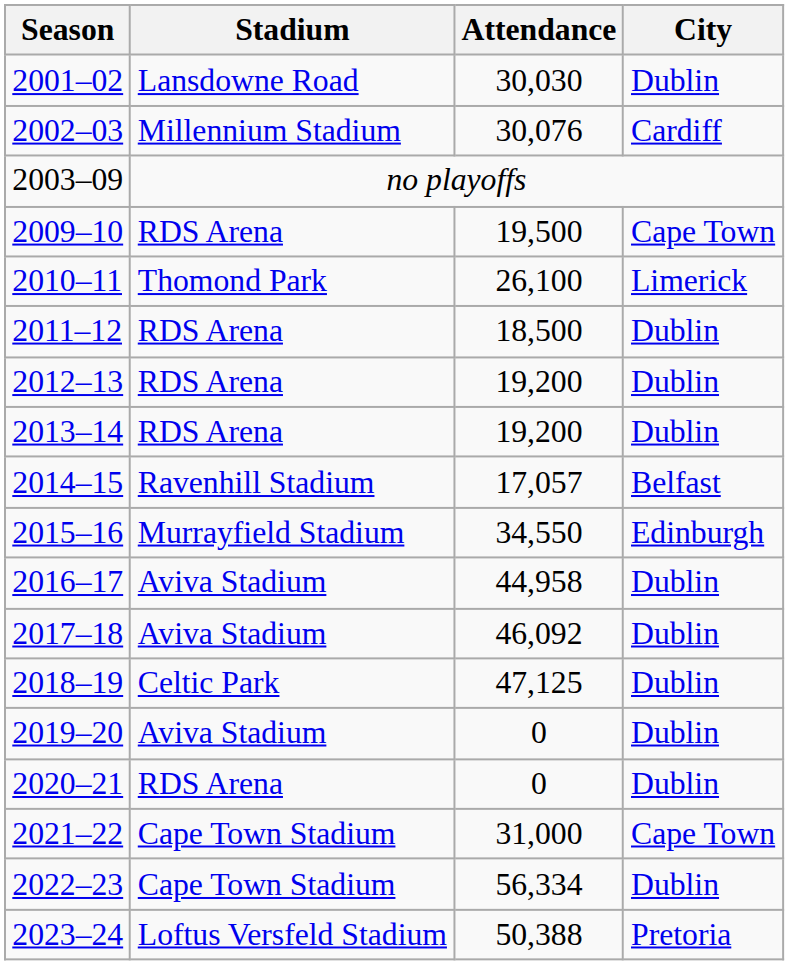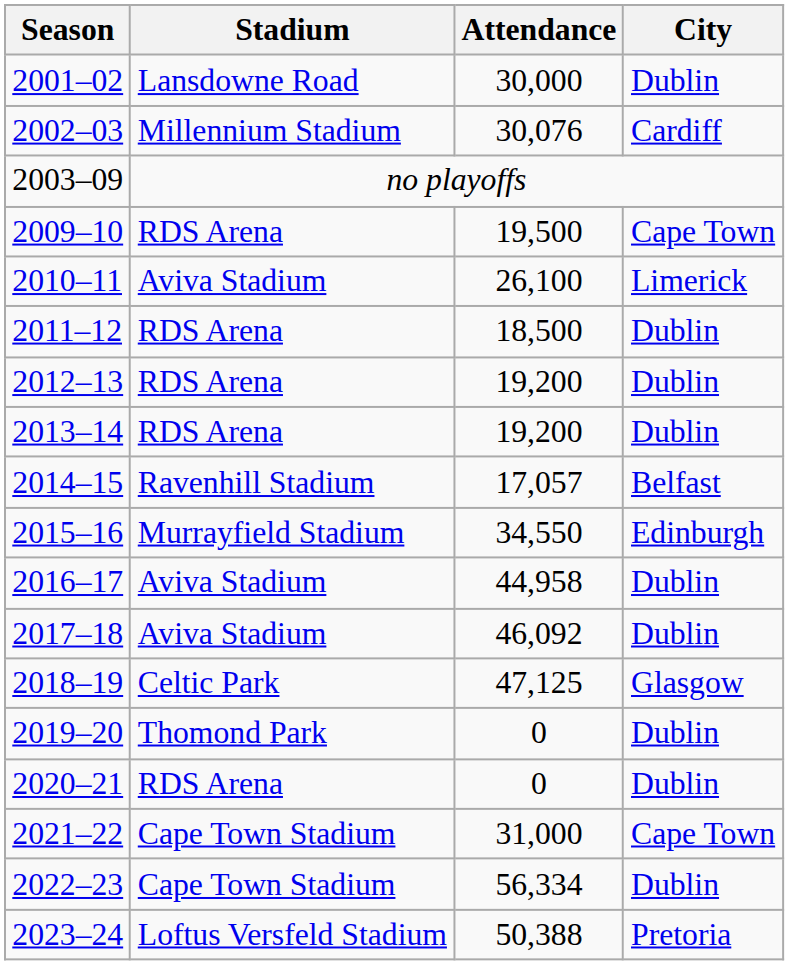(539, 79) 30,030 -> (539, 79) 30,000
(232, 280) Thomond Park -> (232, 280) Aviva Stadium
(675, 682) Dublin -> (687, 682) Glasgow
(232, 733) Aviva Stadium -> (232, 733) Thomond Park
